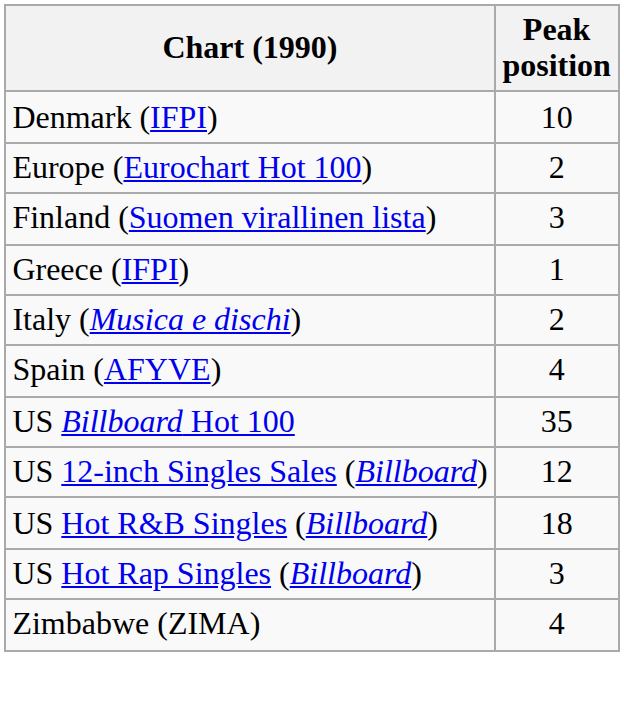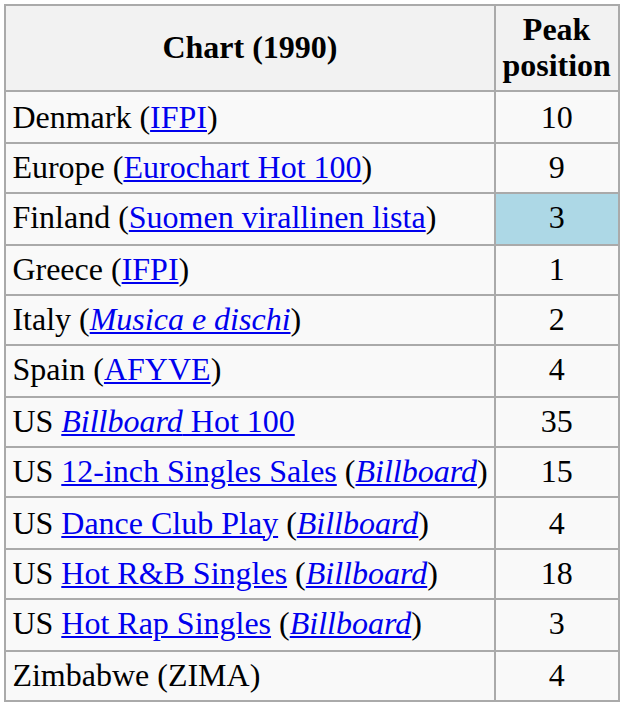(557, 167) 2 -> (557, 167) 9
(557, 218) no background -> (557, 218) lightblue background
(557, 471) 12 -> (557, 471) 15
+ row: (221, 522)
